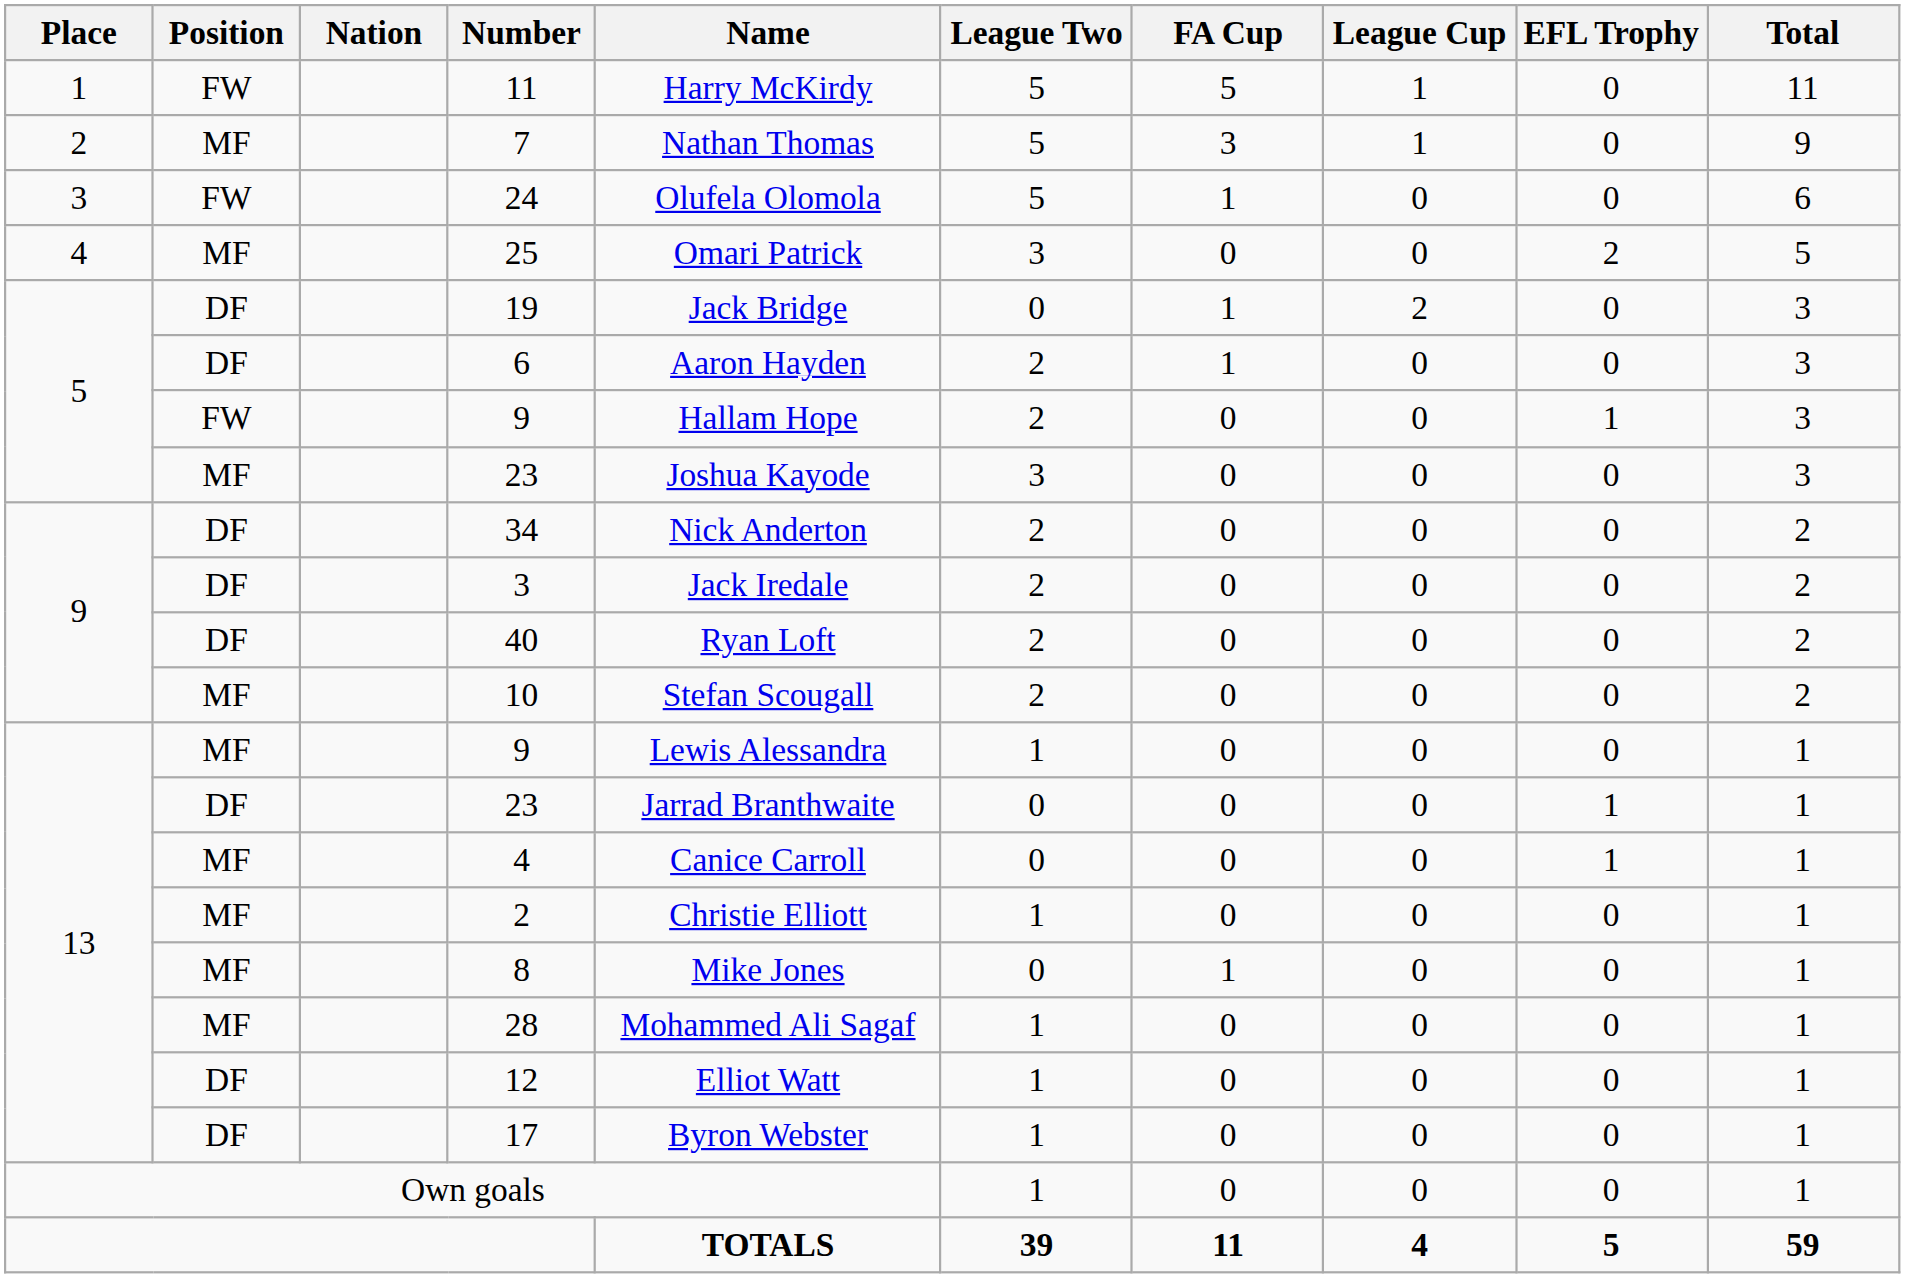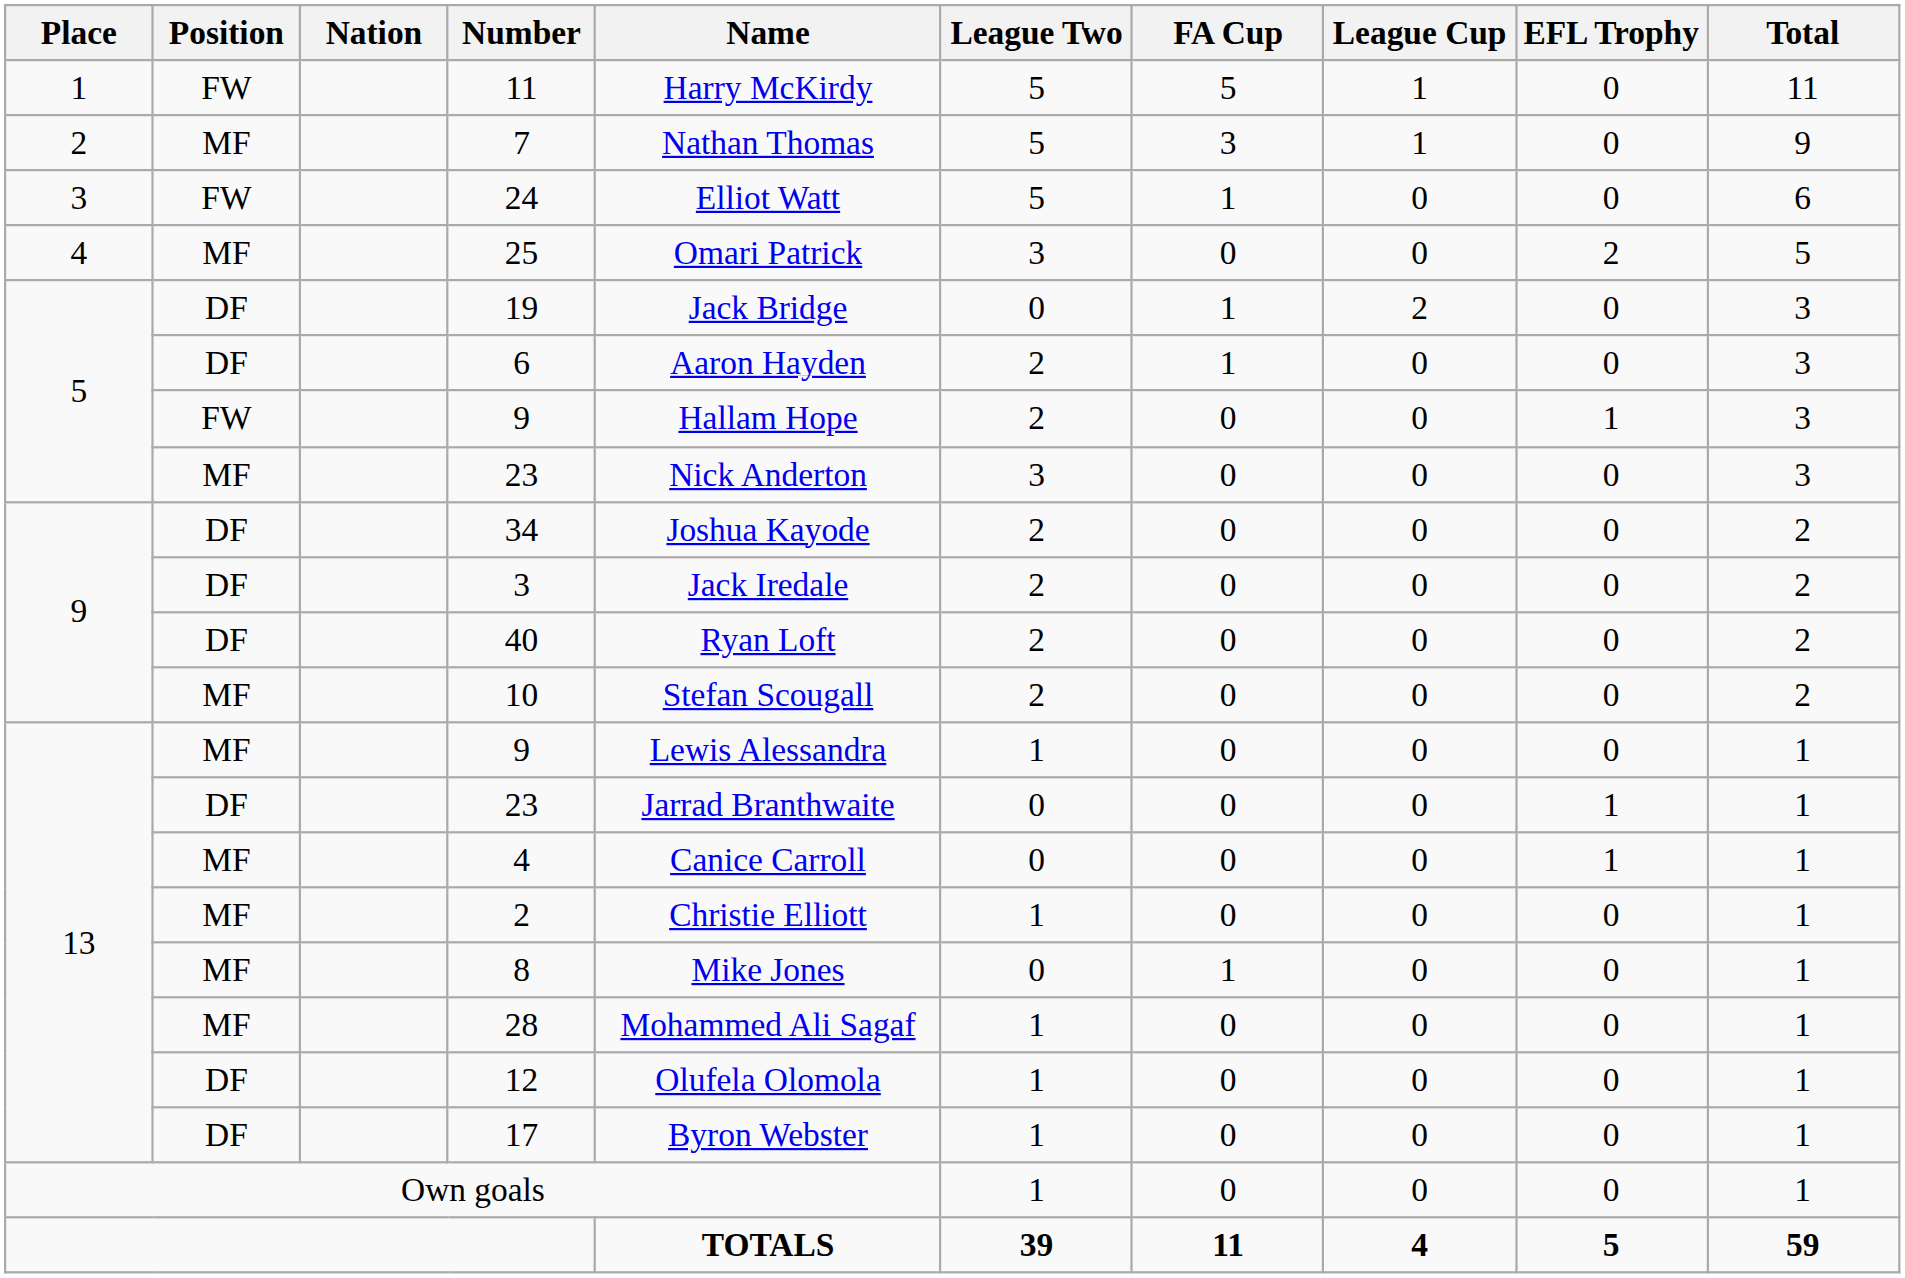(768, 197) Olufela Olomola -> (768, 197) Elliot Watt
(768, 473) Joshua Kayode -> (768, 473) Nick Anderton
(768, 528) Nick Anderton -> (768, 528) Joshua Kayode
(768, 1079) Elliot Watt -> (768, 1079) Olufela Olomola
